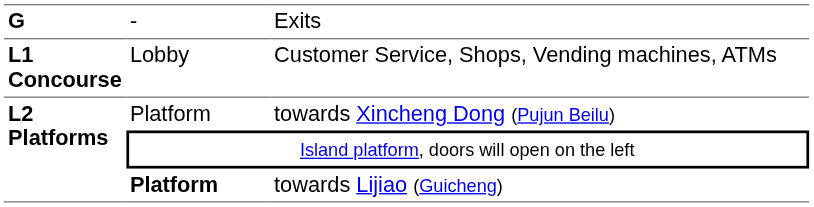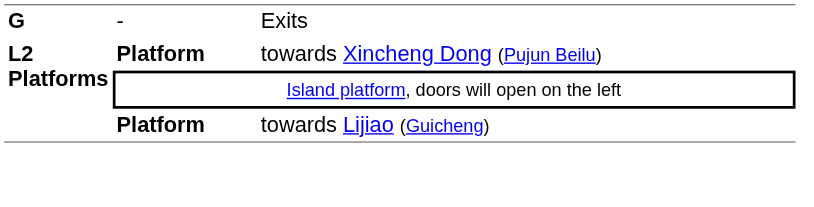- row: (525, 55)
(170, 113) normal -> (161, 54) bold
